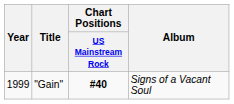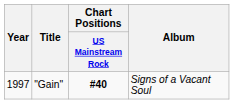(18, 85) 1999 -> (18, 85) 1997
